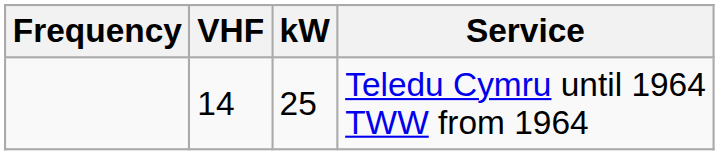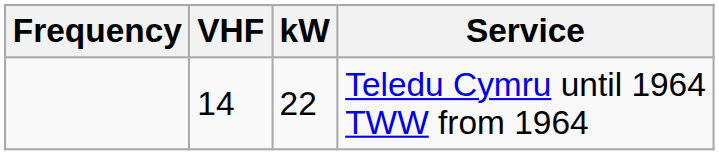(298, 102) 25 -> (298, 102) 22
